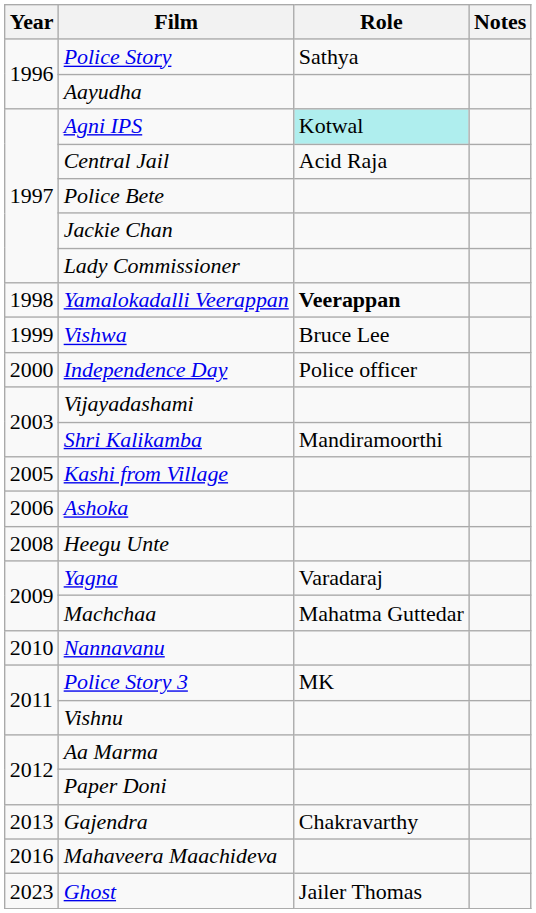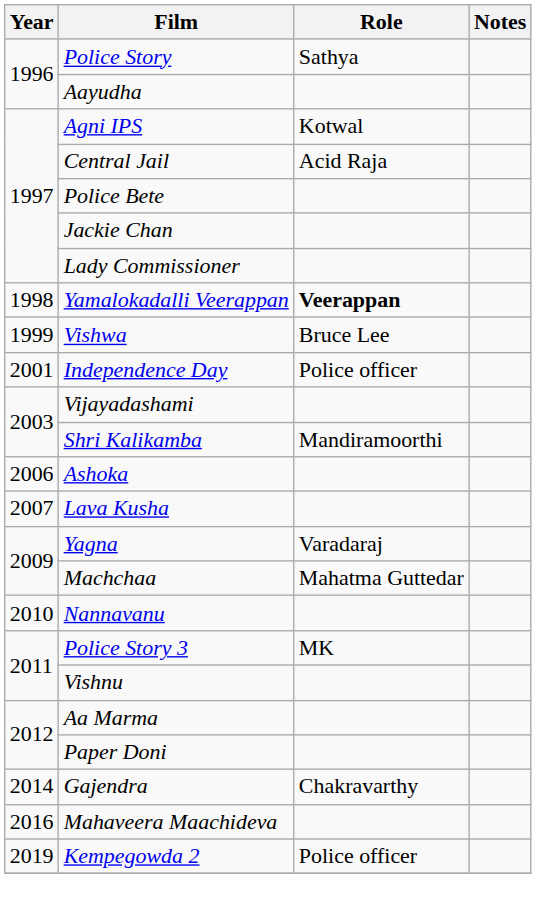(331, 126) paleturquoise background -> (331, 126) no background
(32, 369) 2000 -> (32, 369) 2001
- row: (146, 473)
+ row: (116, 508)
- row: (116, 543)
(32, 821) 2013 -> (32, 786) 2014
+ row: (132, 856)
- row: (90, 890)
